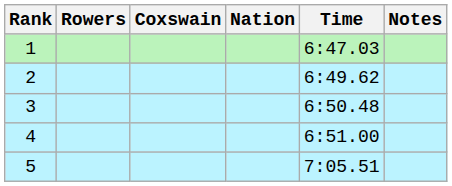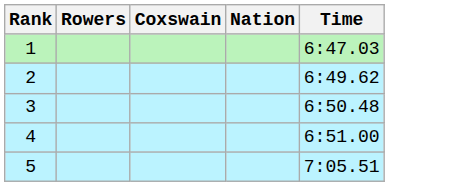- column: (415, 19)
